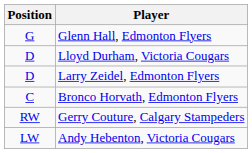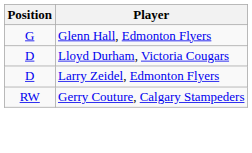- row: (148, 96)
- row: (146, 138)
